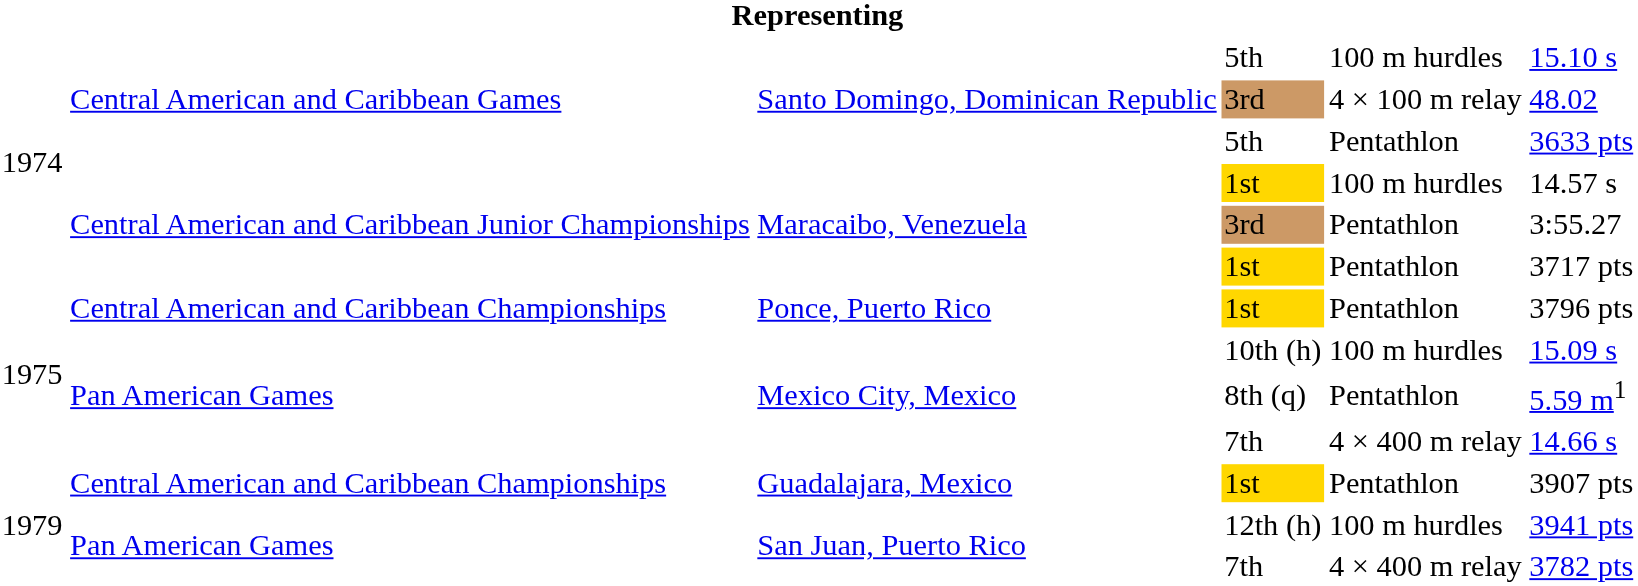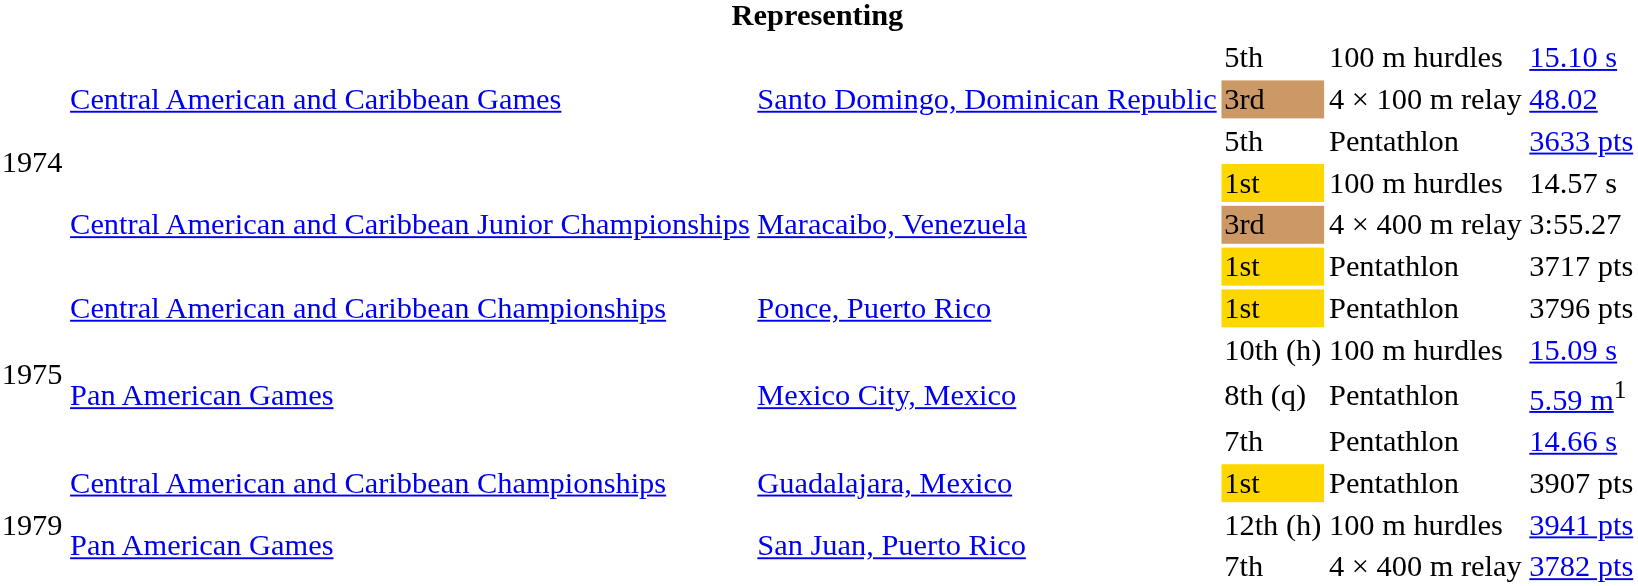(1394, 224) Pentathlon -> (1425, 224) 4 × 400 m relay
(1425, 441) 4 × 400 m relay -> (1394, 441) Pentathlon
